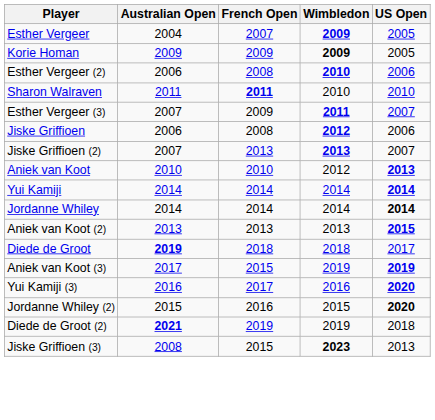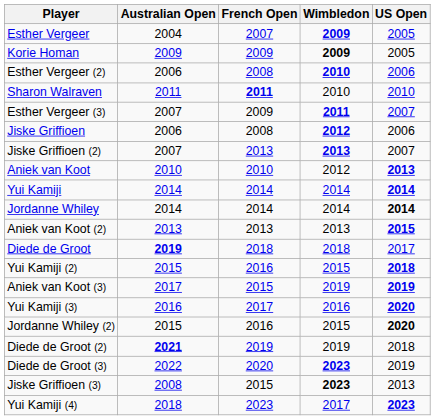+ row: (42, 268)
+ row: (57, 365)
+ row: (42, 405)
